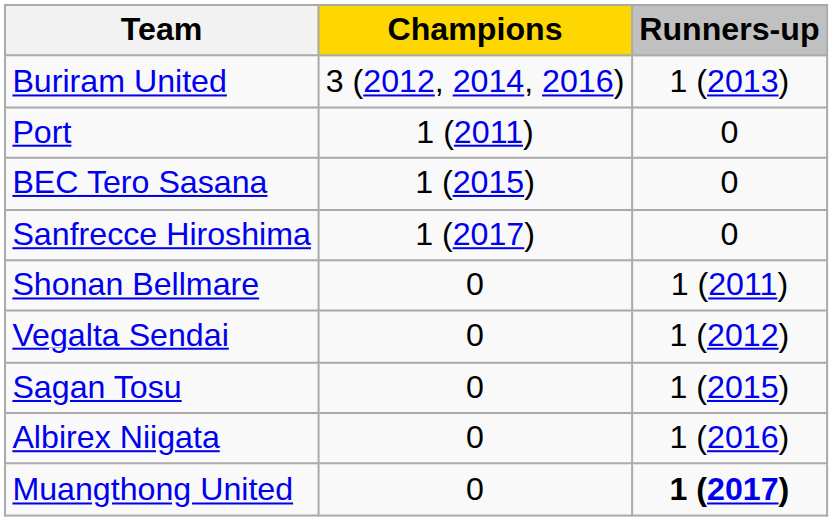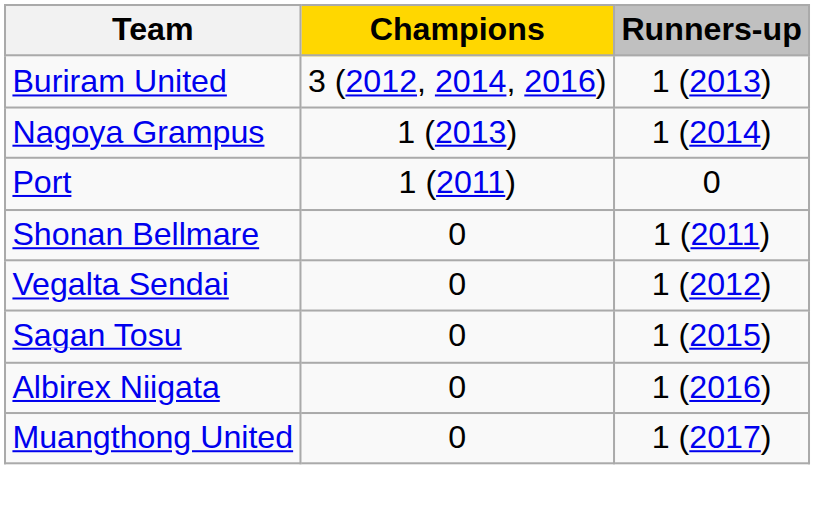+ row: (138, 132)
- row: (140, 183)
- row: (162, 234)
(729, 489) bold -> (712, 438) normal
